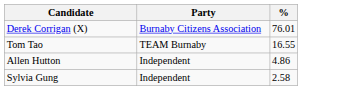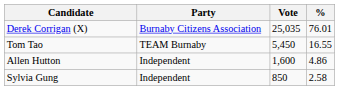+ column: (288, 12)
